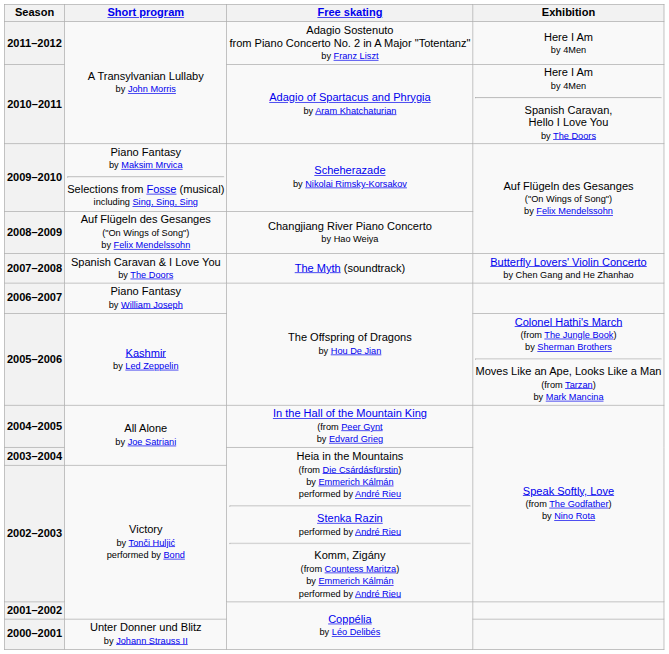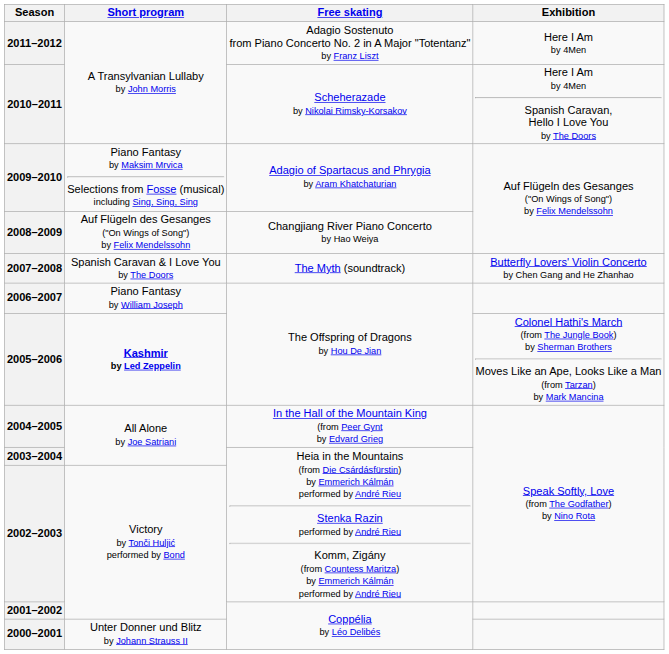(350, 104) Adagio of Spartacus and Phrygia by Aram Khatchaturian -> (350, 104) Scheherazade by Nikolai Rimsky-Korsakov
(350, 177) Scheherazade by Nikolai Rimsky-Korsakov -> (350, 177) Adagio of Spartacus and Phrygia by Aram Khatchaturian
(146, 359) normal -> (146, 359) bold
